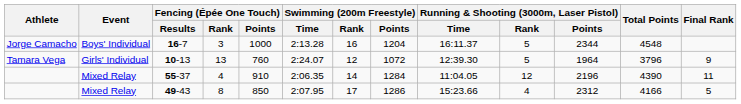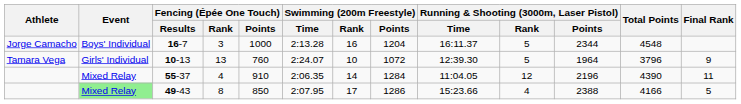(352, 60) 12 -> (352, 60) 10
(109, 91) no background -> (109, 91) lightgreen background
(587, 91) 2312 -> (587, 91) 2388
